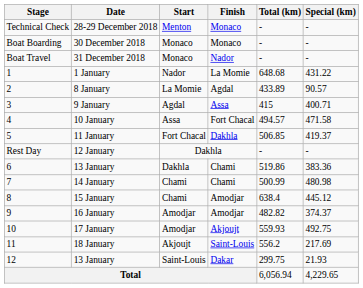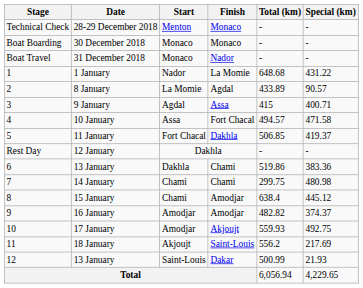(272, 182) 500.99 -> (272, 182) 299.75
(272, 259) 299.75 -> (272, 259) 500.99
